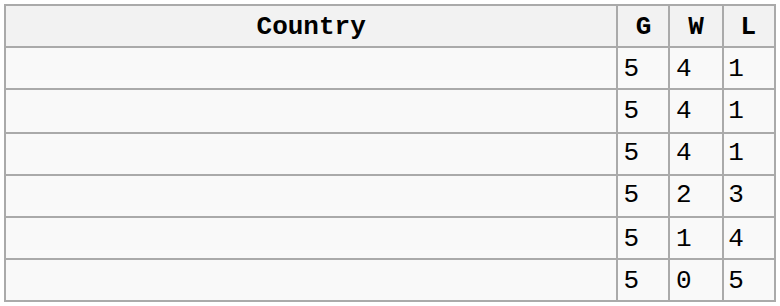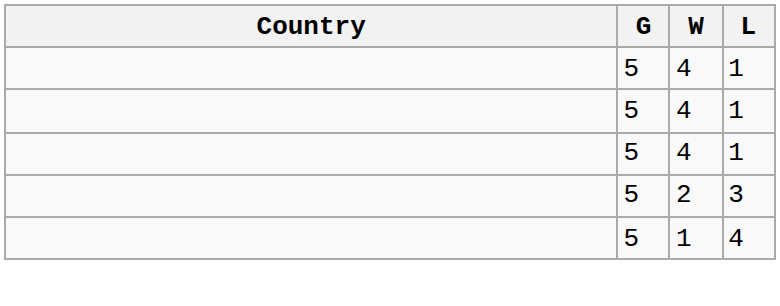- row: (684, 280)
